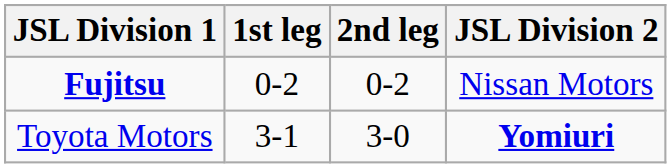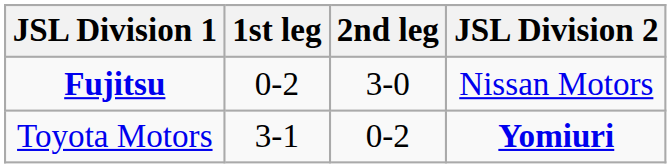(388, 83) 0-2 -> (388, 83) 3-0
(388, 135) 3-0 -> (388, 135) 0-2
